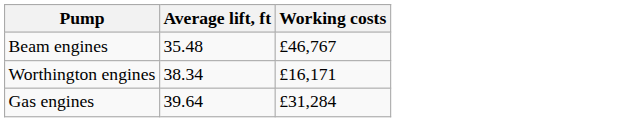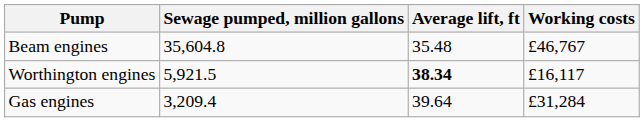+ column: (284, 18)
(183, 74) normal -> (432, 74) bold
(308, 74) £16,171 -> (556, 74) £16,117
